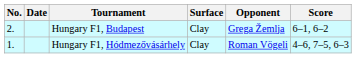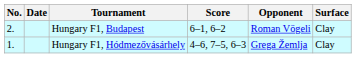columns swapped: (207, 12) <-> (321, 12)
(256, 28) Grega Žemlja -> (281, 28) Roman Vögeli
(258, 45) Roman Vögeli -> (279, 45) Grega Žemlja
